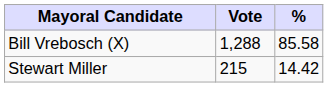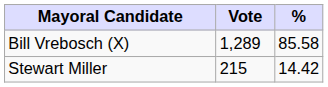(240, 43) 1,288 -> (240, 43) 1,289
